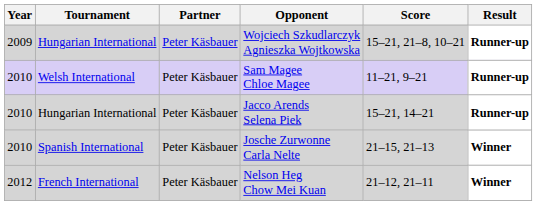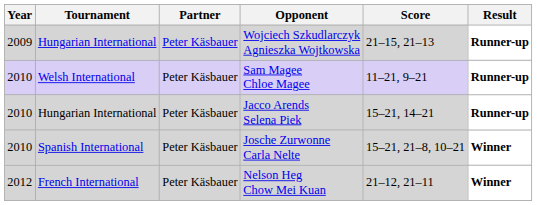(416, 42) 15–21, 21–8, 10–21 -> (400, 42) 21–15, 21–13
(400, 147) 21–15, 21–13 -> (416, 147) 15–21, 21–8, 10–21
